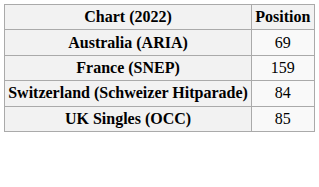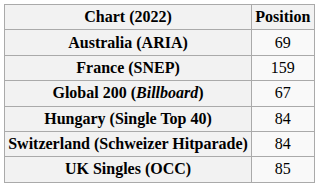+ row: (128, 93)
+ row: (128, 118)
